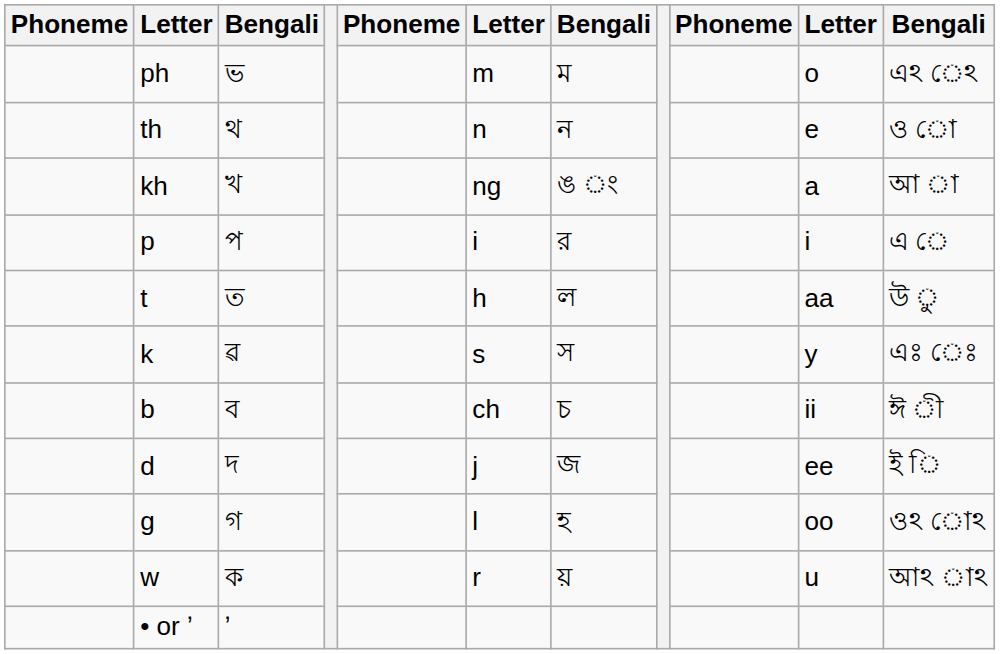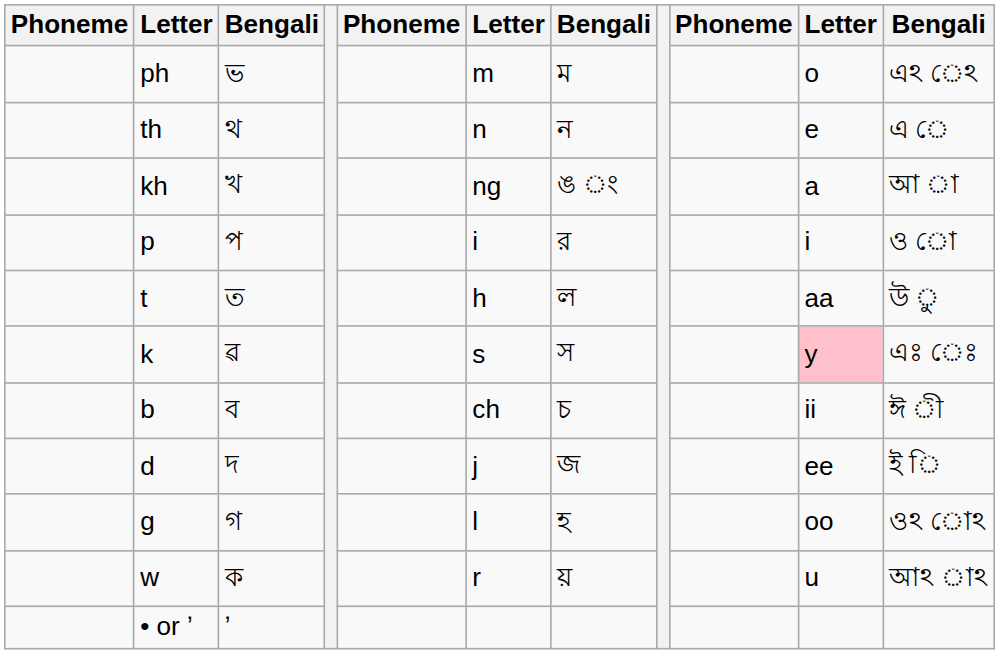(923, 129) ও ো -> (919, 129) এ ে
(919, 241) এ ে -> (923, 241) ও ো
(811, 354) no background -> (811, 354) pink background
